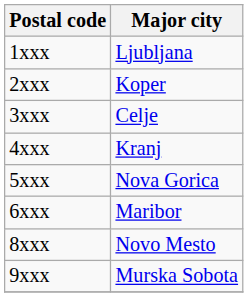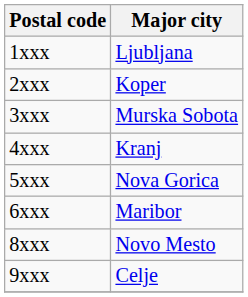(137, 116) Celje -> (177, 116) Murska Sobota
(177, 276) Murska Sobota -> (137, 276) Celje
